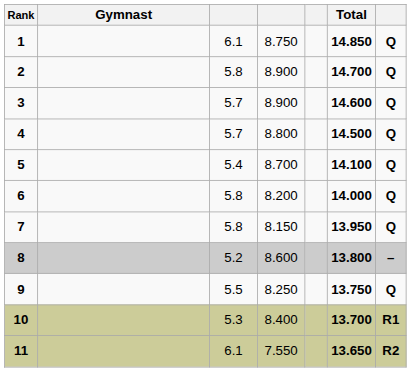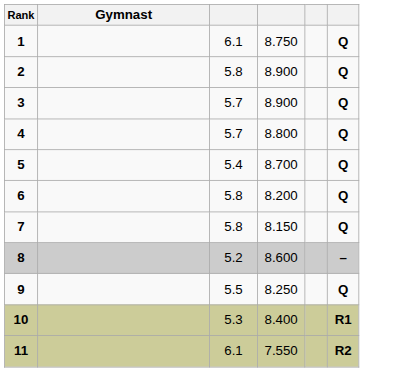- column: (351, 15)
